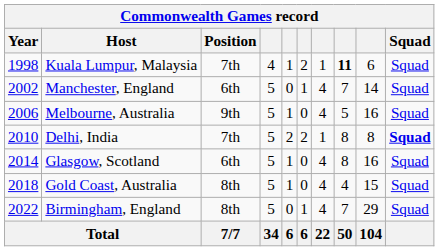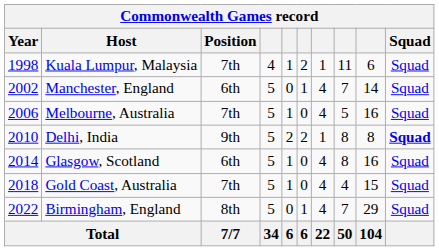(345, 64) bold -> (345, 64) normal
(230, 112) 9th -> (230, 112) 7th
(230, 137) 7th -> (230, 137) 9th
(230, 185) 8th -> (230, 185) 7th
